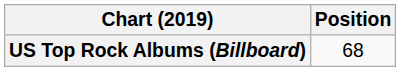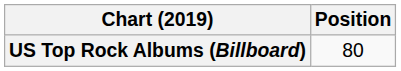(353, 50) 68 -> (353, 50) 80
